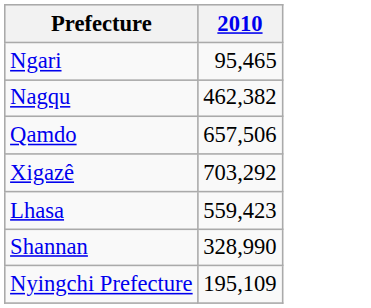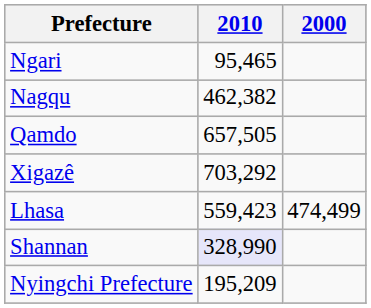+ column: (324, 23)
(240, 135) 657,506 -> (240, 135) 657,505
(240, 247) no background -> (240, 247) lavender background
(240, 284) 195,109 -> (240, 284) 195,209
